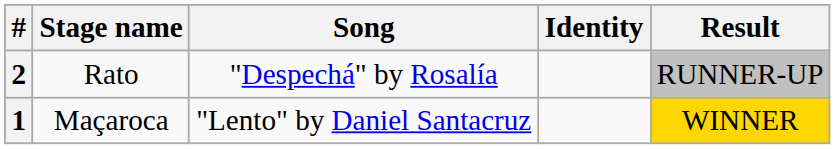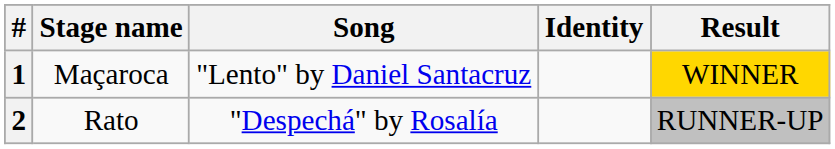rows swapped: (19, 119) <-> (19, 73)
